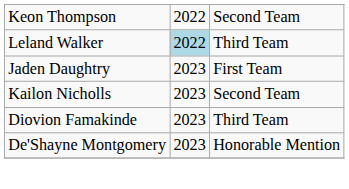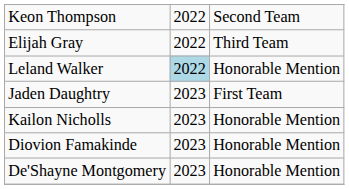+ row: (46, 42)
(251, 42) Third Team -> (277, 68) Honorable Mention
(257, 94) Second Team -> (277, 119) Honorable Mention
(251, 119) Third Team -> (277, 145) Honorable Mention
